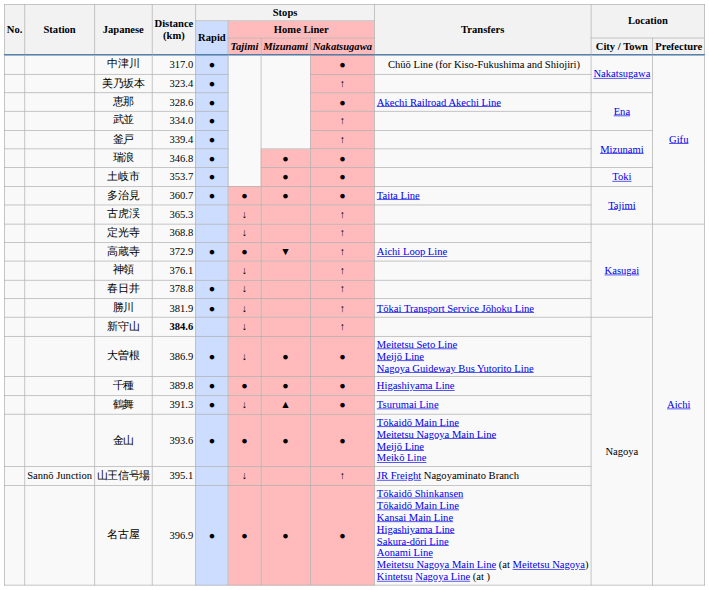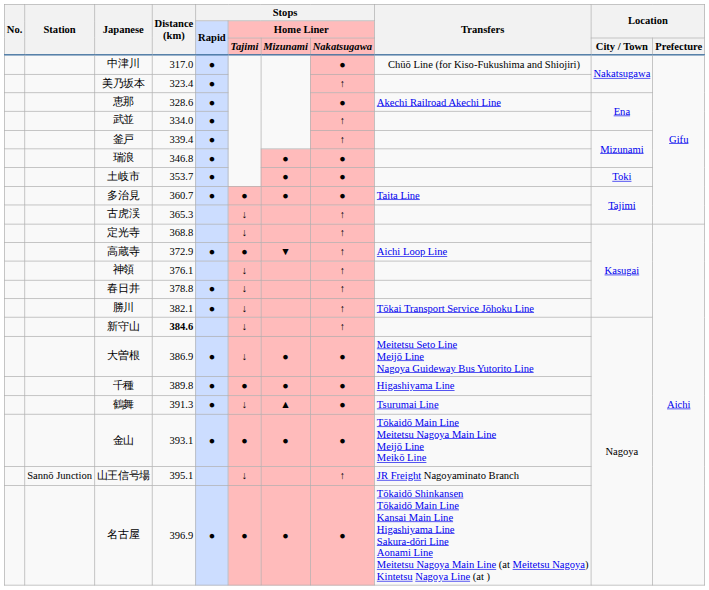(181, 308) 381.9 -> (181, 308) 382.1
(181, 440) 393.6 -> (181, 440) 393.1
